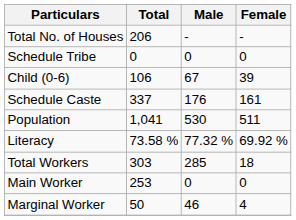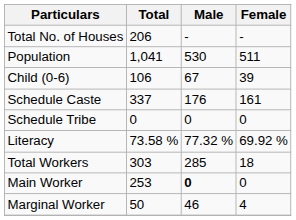rows swapped: (39, 120) <-> (52, 57)
(188, 183) normal -> (188, 183) bold
